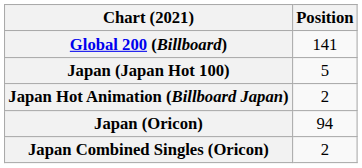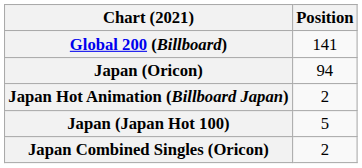rows swapped: (148, 70) <-> (148, 123)
